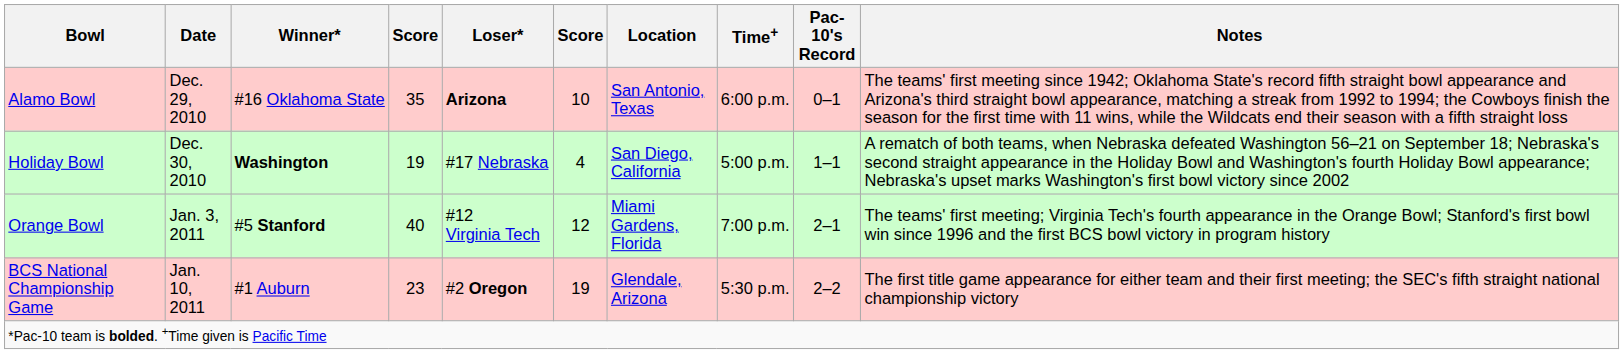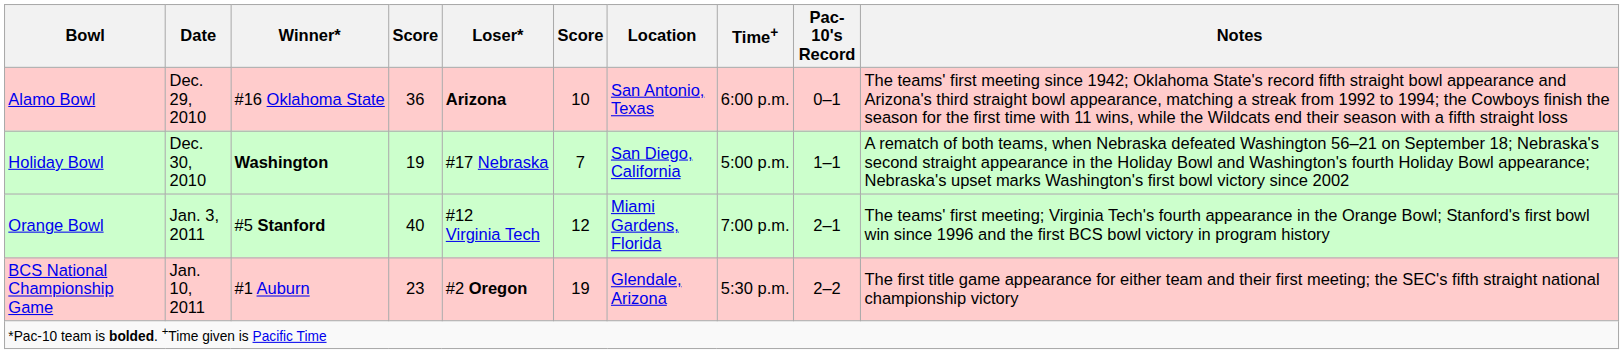(415, 99) 35 -> (415, 99) 36
(580, 162) 4 -> (580, 162) 7
